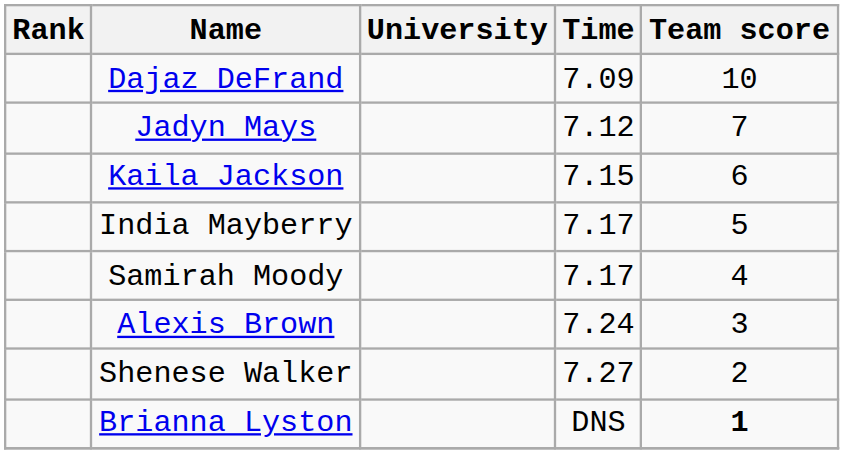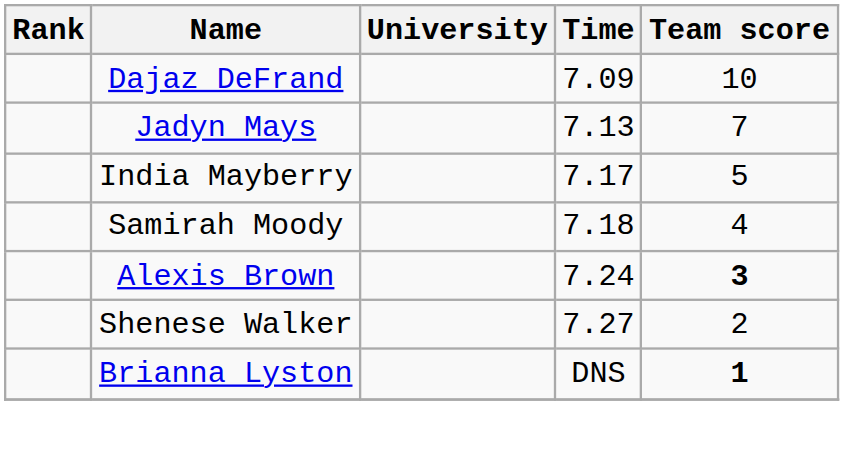(598, 128) 7.12 -> (598, 128) 7.13
- row: (226, 177)
(598, 276) 7.17 -> (598, 226) 7.18
(739, 325) normal -> (739, 276) bold
